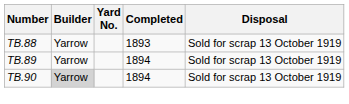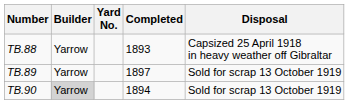(265, 43) Sold for scrap 13 October 1919 -> (260, 49) Capsized 25 April 1918 in heavy weather off Gibraltar
(138, 60) 1894 -> (138, 73) 1897
